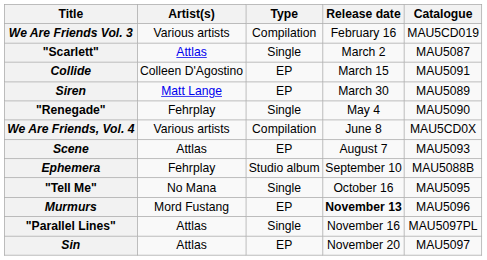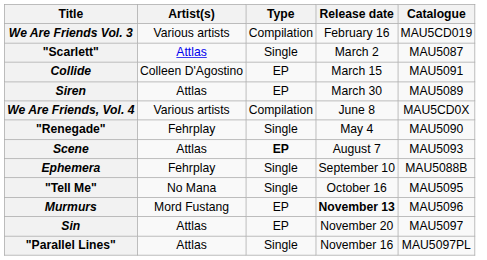(192, 91) Matt Lange -> (192, 91) Attlas
rows swapped: (71, 110) <-> (71, 129)
(284, 149) normal -> (281, 149) bold
(284, 168) Studio album -> (281, 168) Single
rows swapped: (71, 226) <-> (71, 245)
